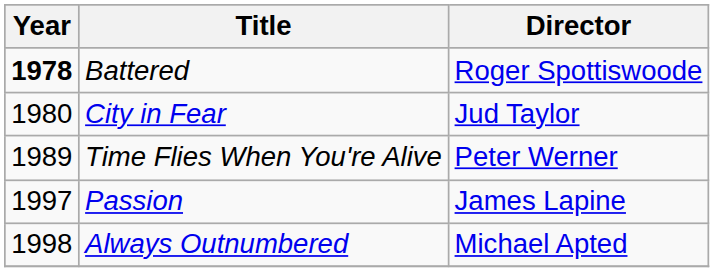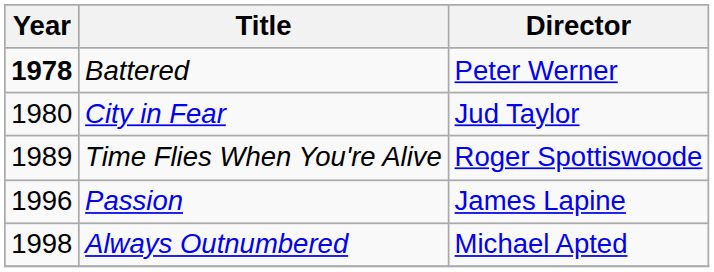(579, 69) Roger Spottiswoode -> (536, 69) Peter Werner
(536, 157) Peter Werner -> (579, 157) Roger Spottiswoode
(42, 200) 1997 -> (42, 200) 1996
